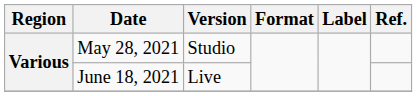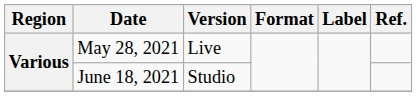(211, 47) Studio -> (204, 47) Live
(204, 76) Live -> (211, 76) Studio
